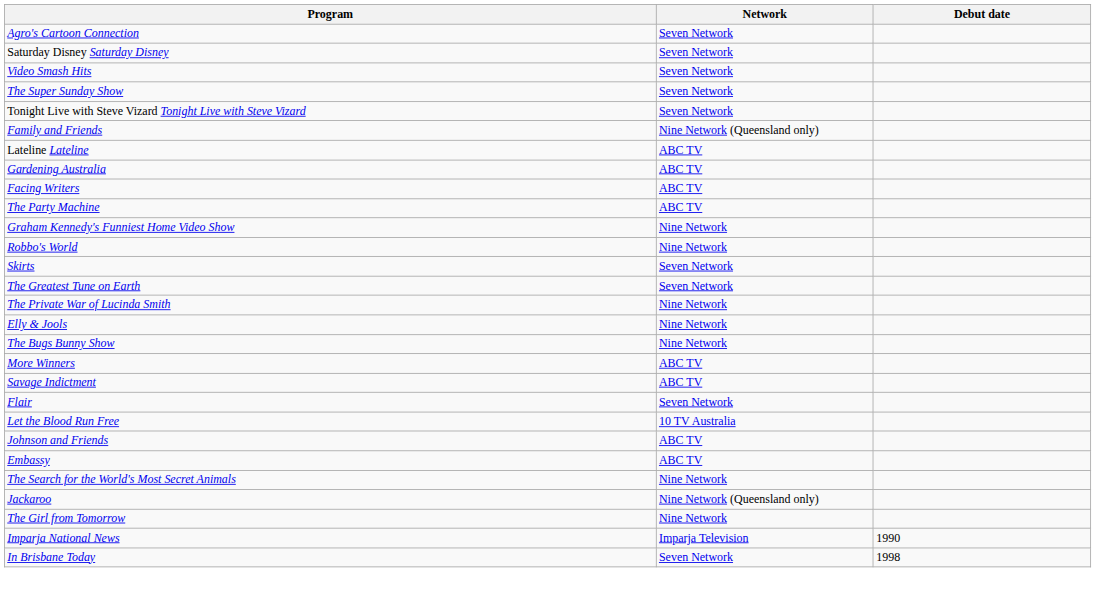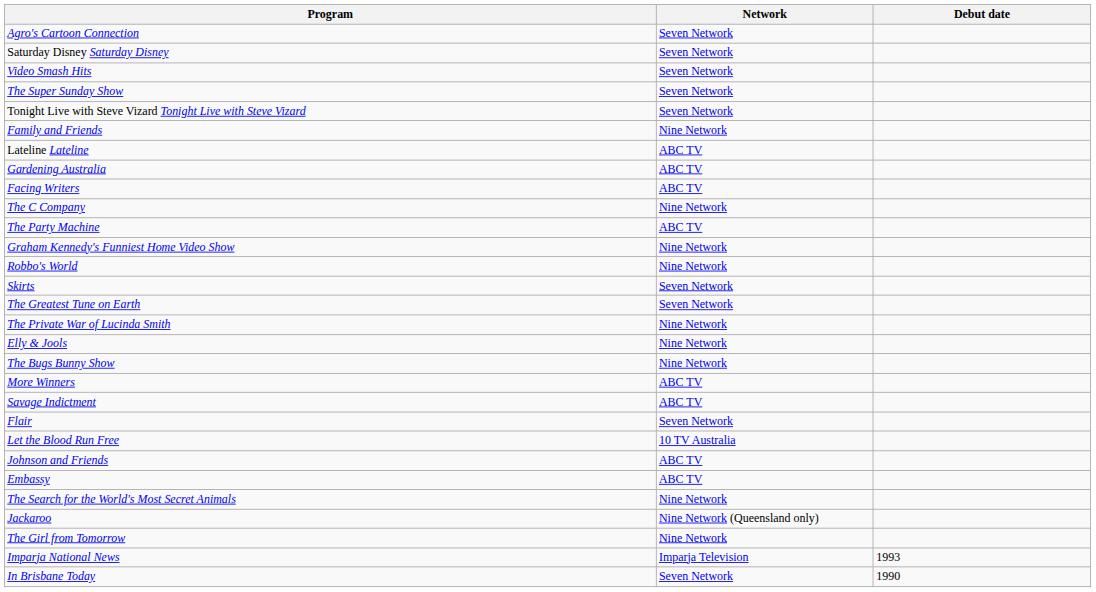(739, 130) Nine Network (Queensland only) -> (693, 130) Nine Network
+ row: (46, 208)
(888, 538) 1990 -> (888, 557) 1993
(888, 557) 1998 -> (888, 576) 1990
